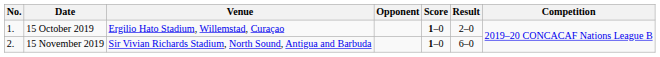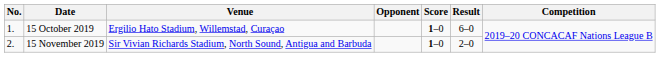(466, 28) 2–0 -> (466, 28) 6–0
(466, 44) 6–0 -> (466, 44) 2–0
